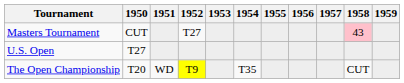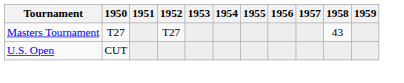(136, 32) CUT -> (116, 32) T27
(358, 32) pink background -> (337, 32) no background
(136, 51) T27 -> (116, 51) CUT
- row: (63, 69)
